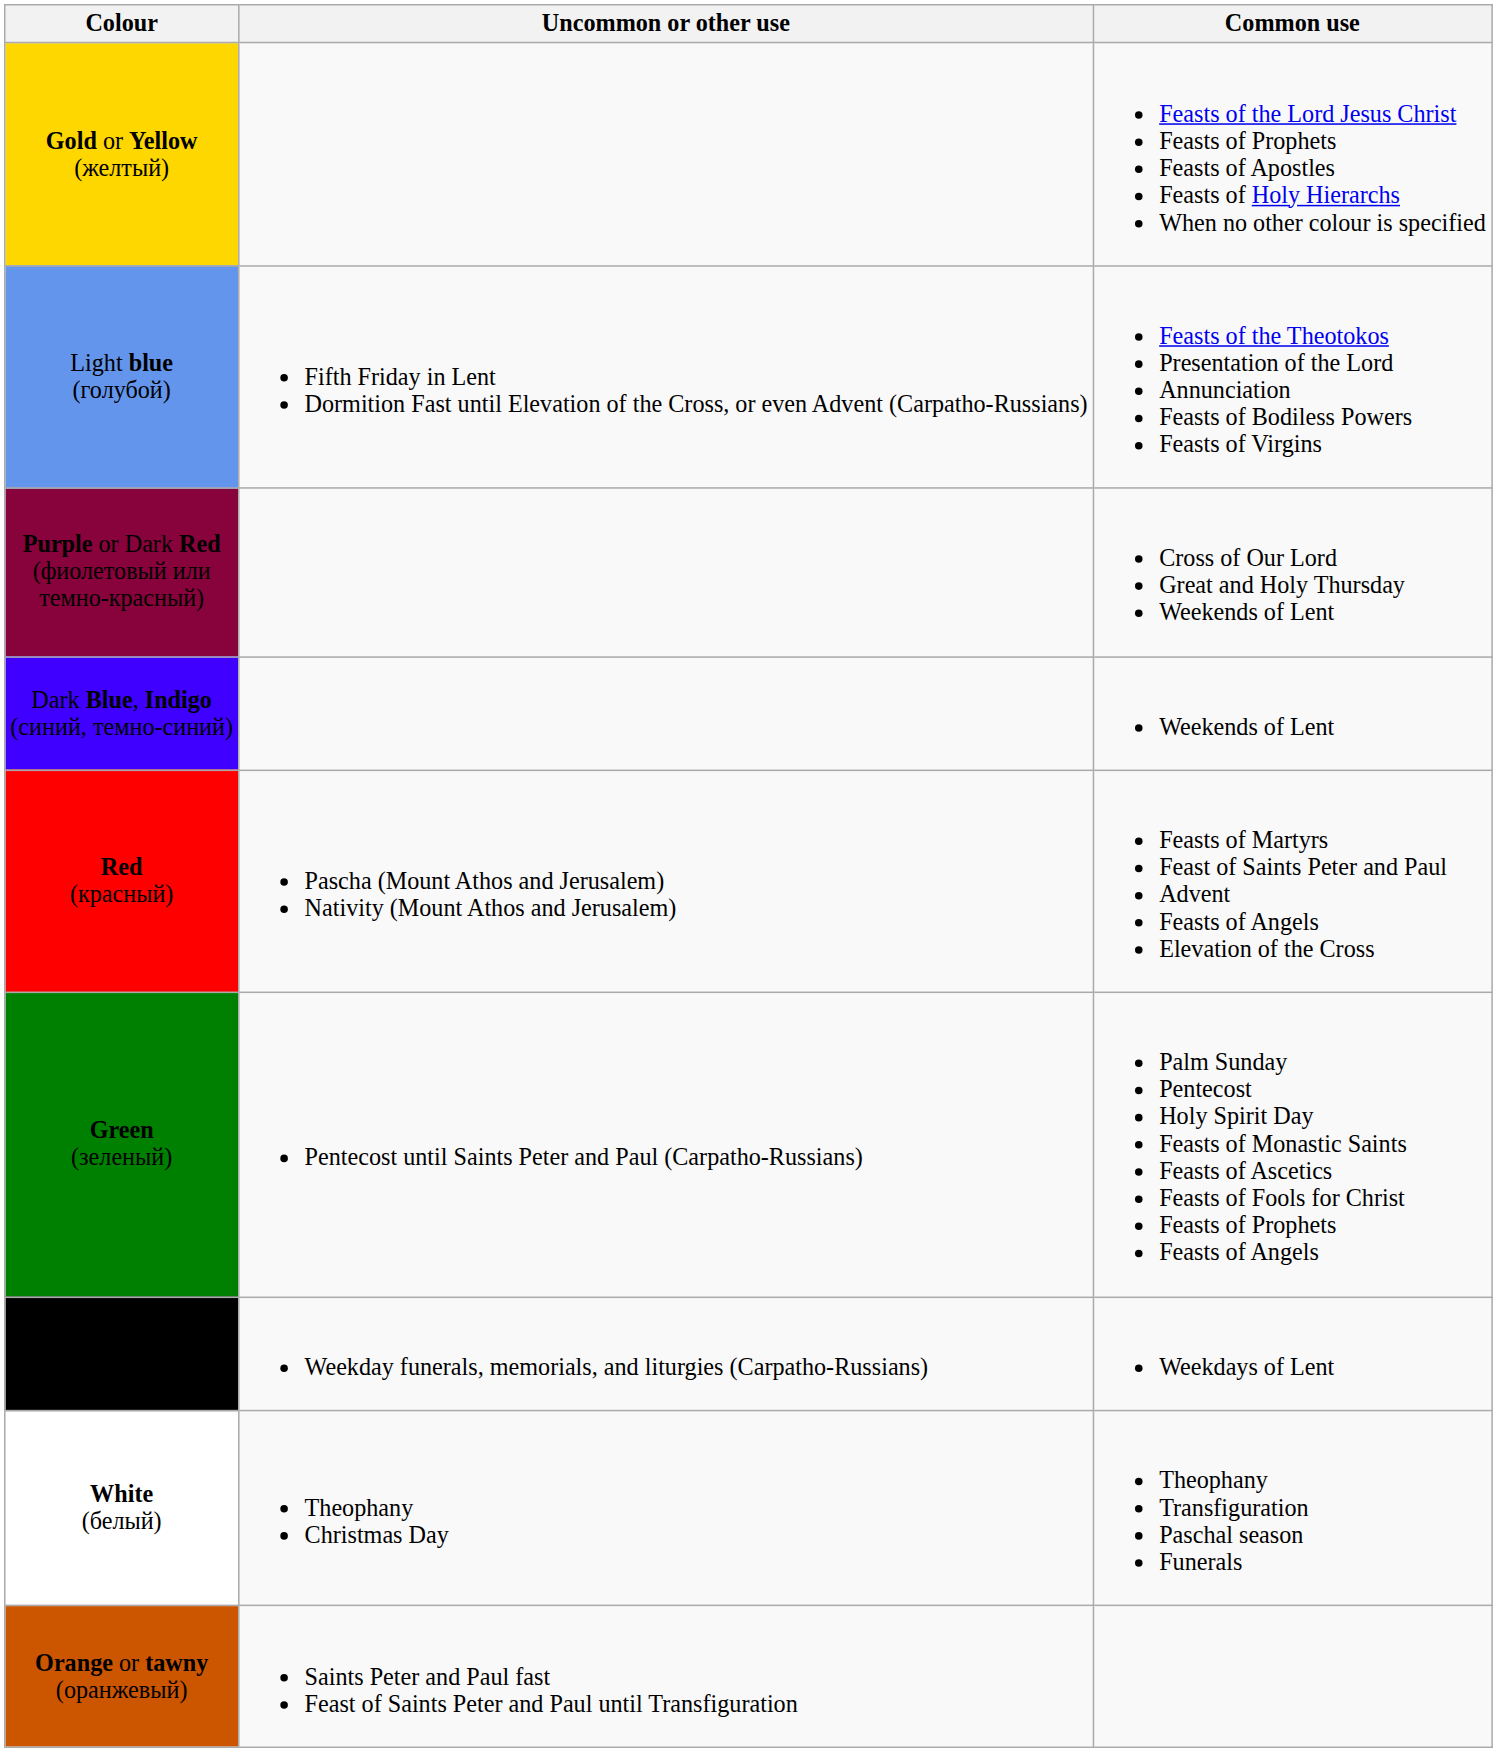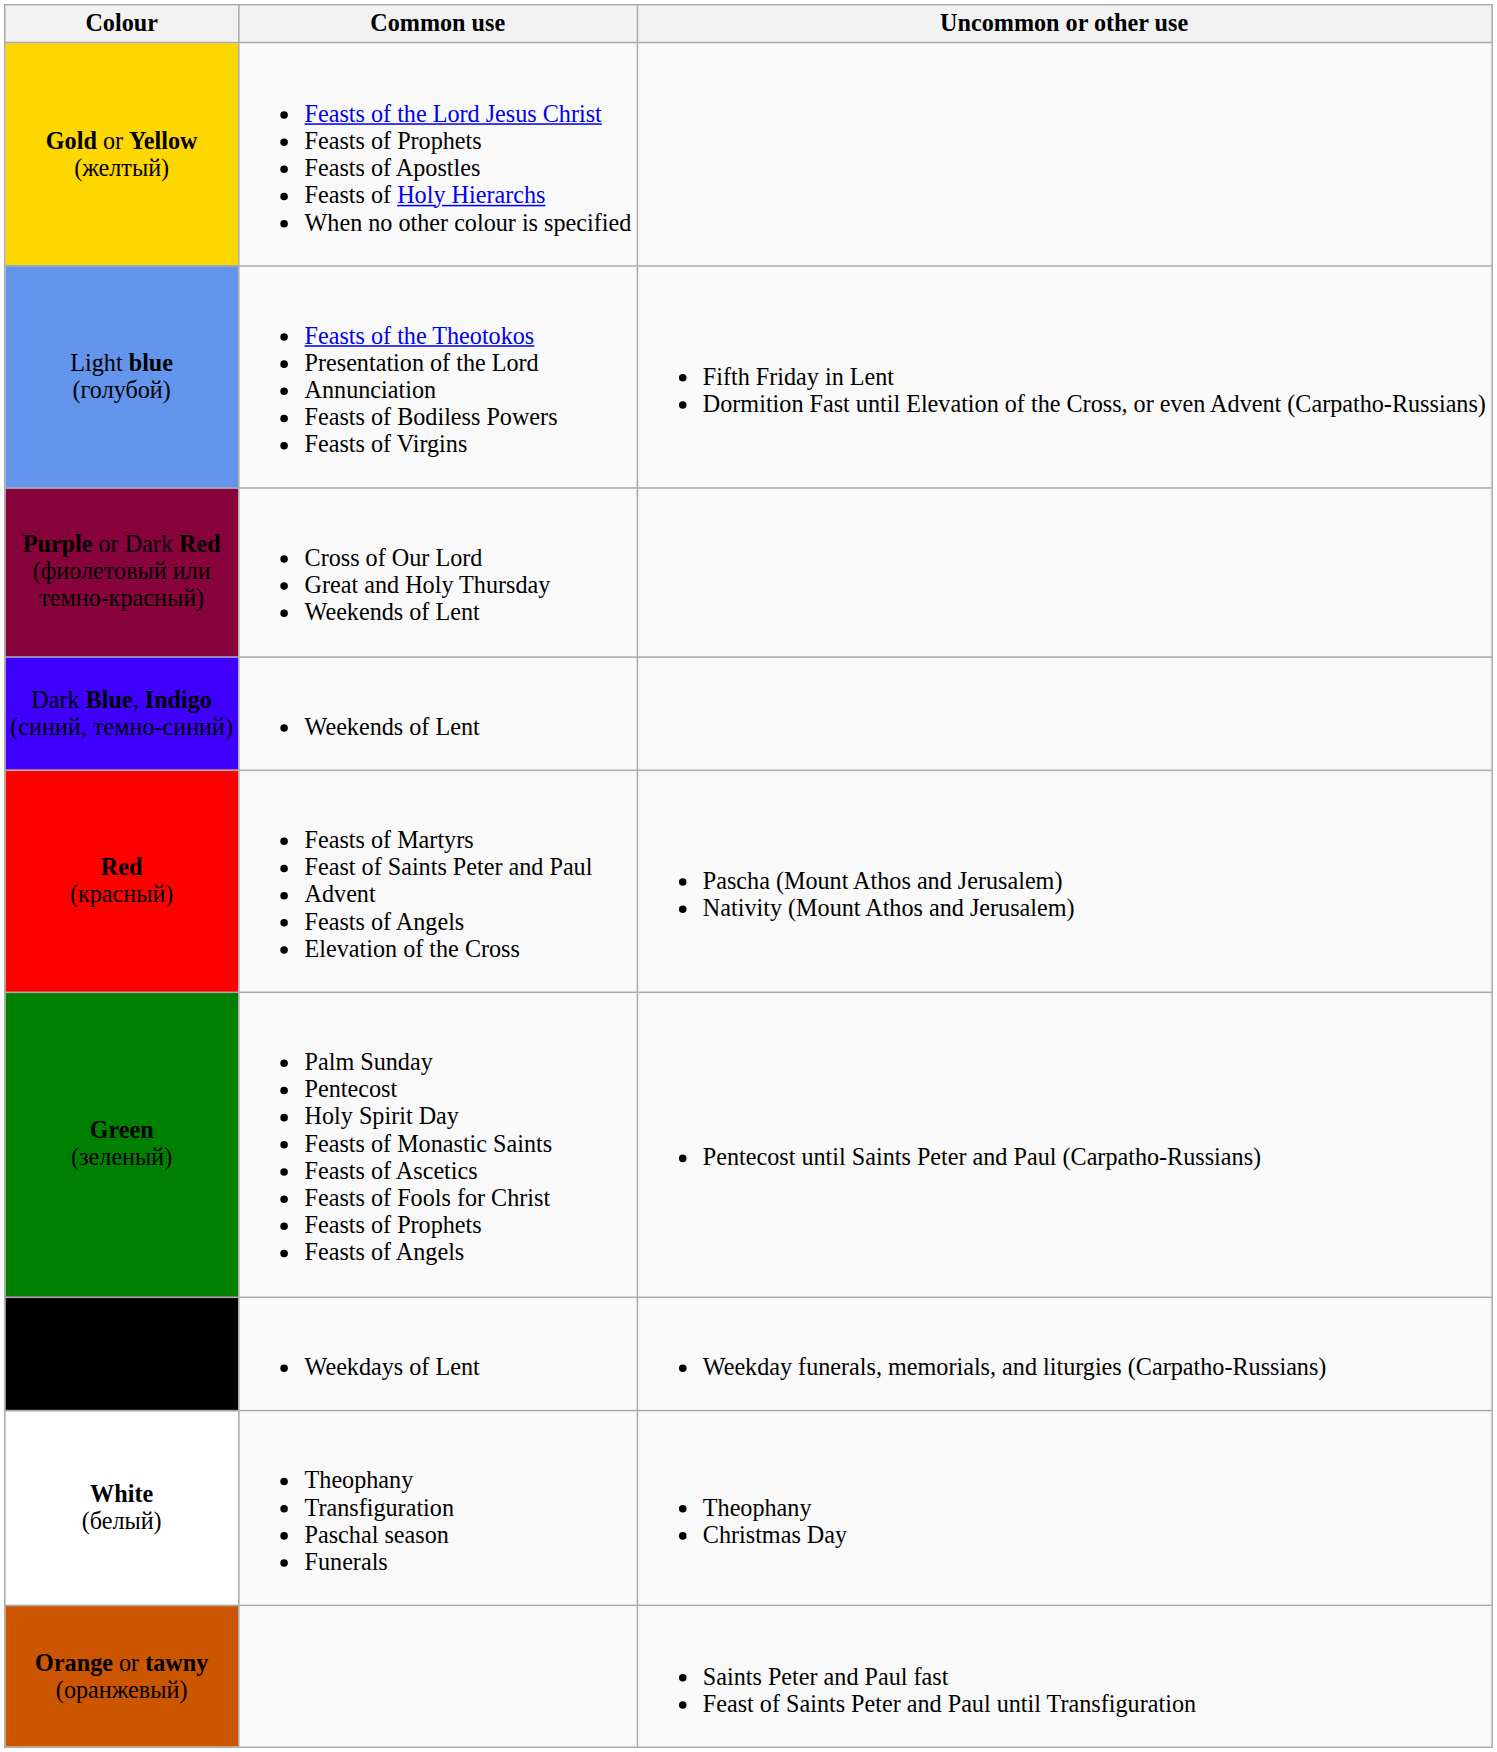columns swapped: (1292, 23) <-> (666, 23)
